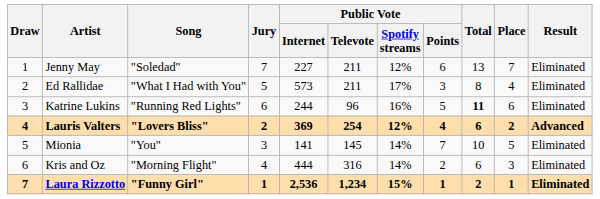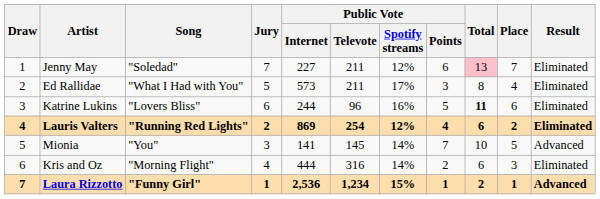(478, 67) no background -> (481, 67) pink background
(186, 106) "Running Red Lights" -> (164, 106) "Lovers Bliss"
(170, 125) "Lovers Bliss" -> (188, 125) "Running Red Lights"
(304, 125) 369 -> (306, 125) 869
(558, 125) Advanced -> (563, 125) Eliminated
(558, 145) Eliminated -> (559, 145) Advanced
(560, 184) Eliminated -> (560, 184) Advanced
